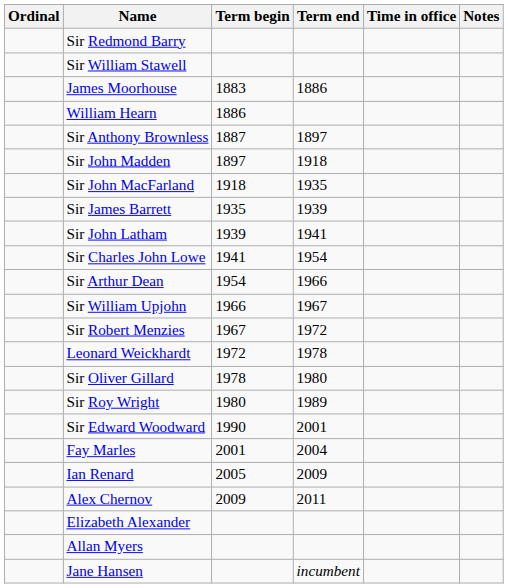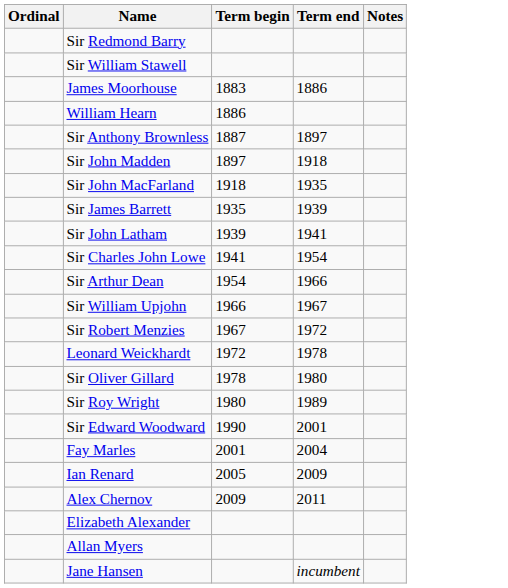- column: (412, 16)
